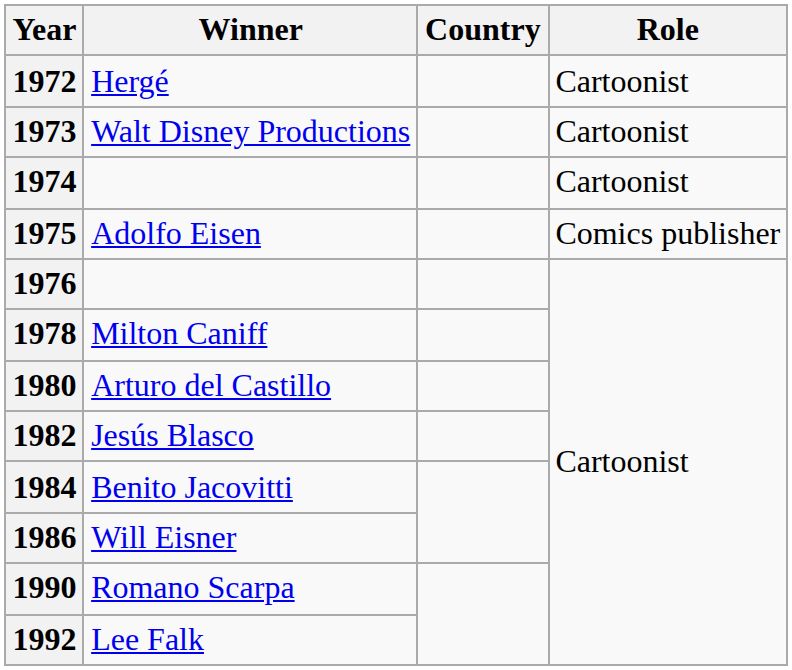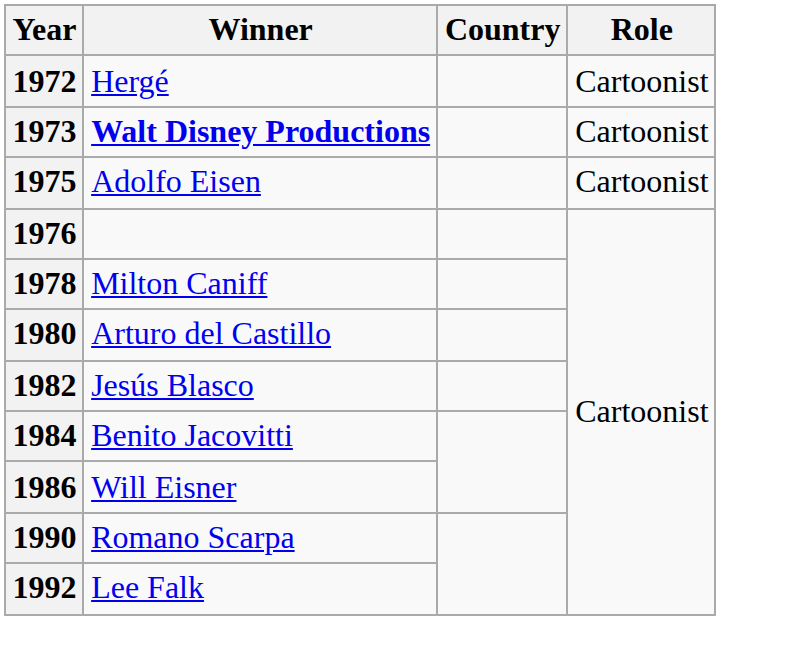(251, 131) normal -> (261, 131) bold
- row: (44, 182)
(668, 232) Comics publisher -> (642, 182) Cartoonist
